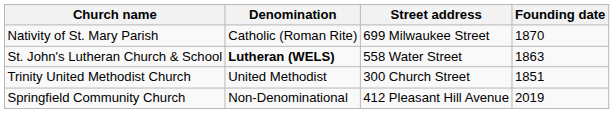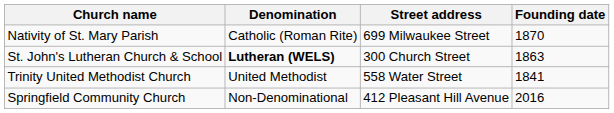(413, 56) 558 Water Street -> (417, 56) 300 Church Street
(417, 77) 300 Church Street -> (413, 77) 558 Water Street
(530, 77) 1851 -> (530, 77) 1841
(530, 98) 2019 -> (530, 98) 2016
